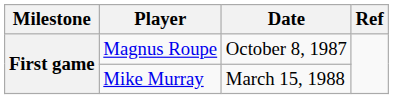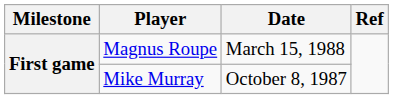(286, 49) October 8, 1987 -> (285, 49) March 15, 1988
(285, 78) March 15, 1988 -> (286, 78) October 8, 1987
